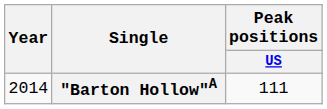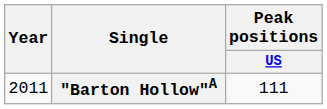(28, 88) 2014 -> (28, 88) 2011
